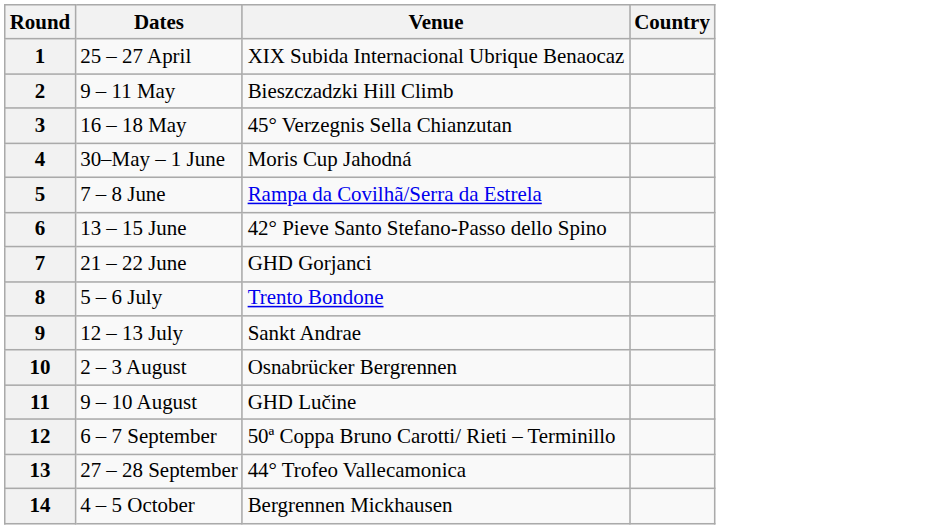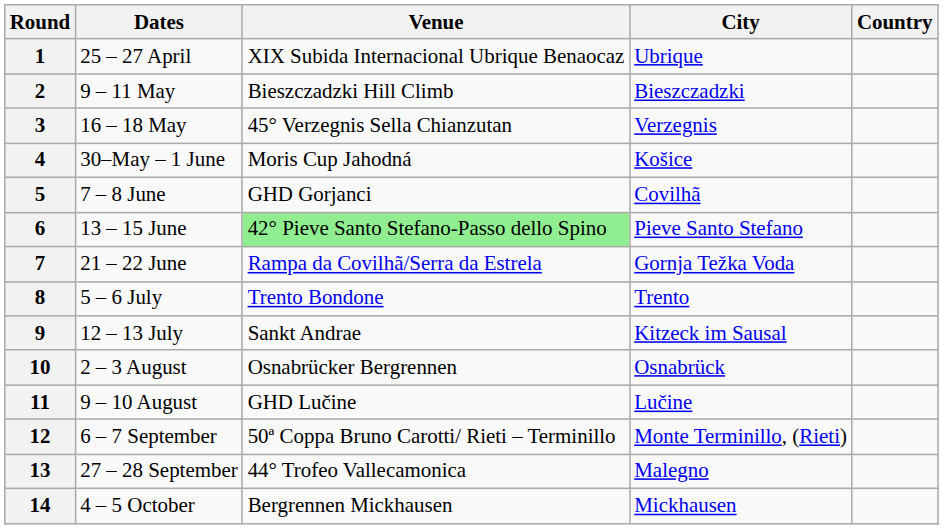+ column: (741, 21)
(395, 194) Rampa da Covilhã/Serra da Estrela -> (310, 194) GHD Gorjanci
(427, 228) no background -> (427, 228) lightgreen background
(310, 263) GHD Gorjanci -> (395, 263) Rampa da Covilhã/Serra da Estrela
